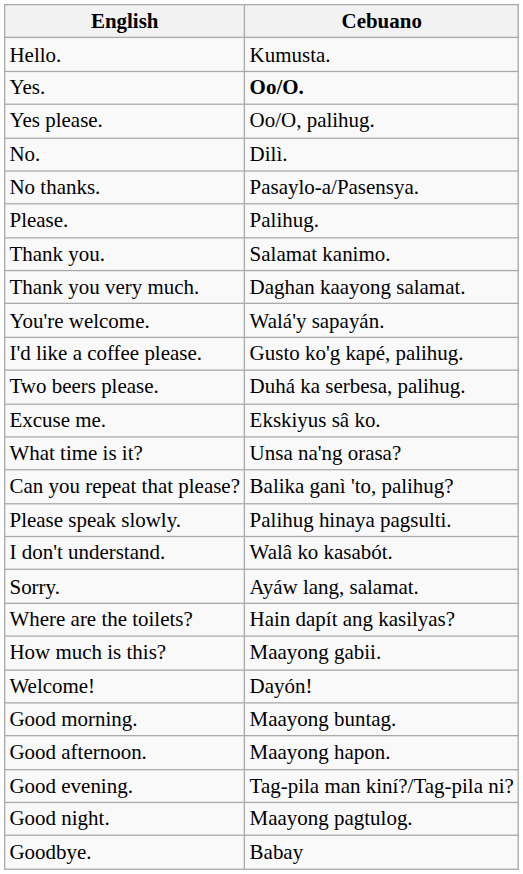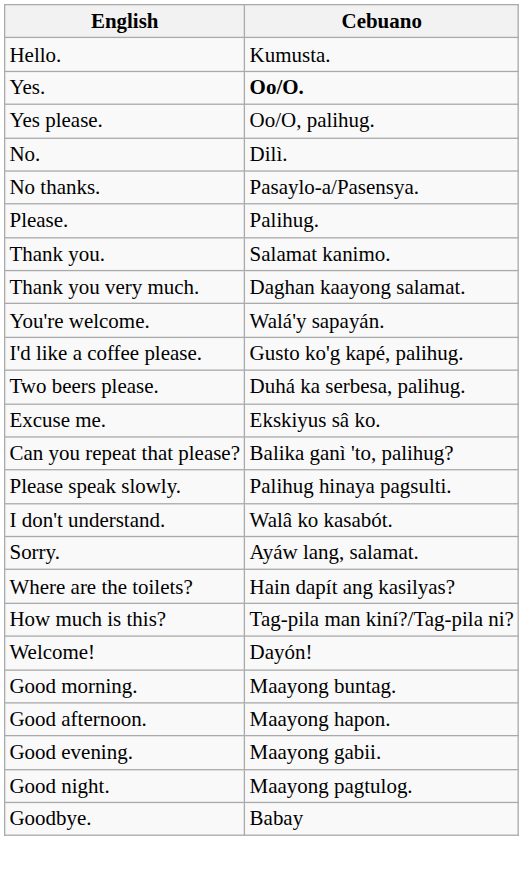- row: (76, 453)
(315, 652) Maayong gabii. -> (382, 619) Tag-pila man kiní?/Tag-pila ni?
(382, 785) Tag-pila man kiní?/Tag-pila ni? -> (315, 752) Maayong gabii.
